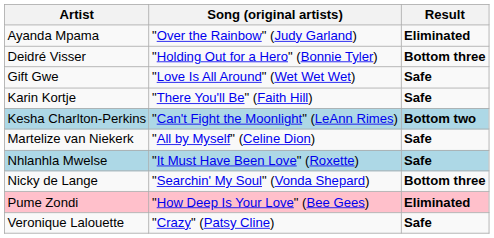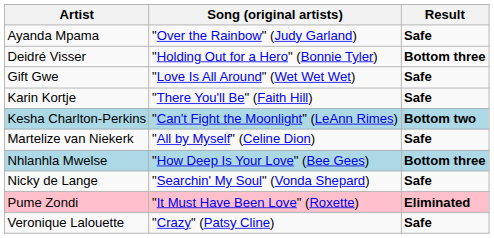(437, 35) Eliminated -> (418, 35) Safe
(256, 160) "It Must Have Been Love" (Roxette) -> (261, 160) "How Deep Is Your Love" (Bee Gees)
(418, 160) Safe -> (445, 160) Bottom three
(445, 181) Bottom three -> (418, 181) Safe
(261, 202) "How Deep Is Your Love" (Bee Gees) -> (256, 202) "It Must Have Been Love" (Roxette)
